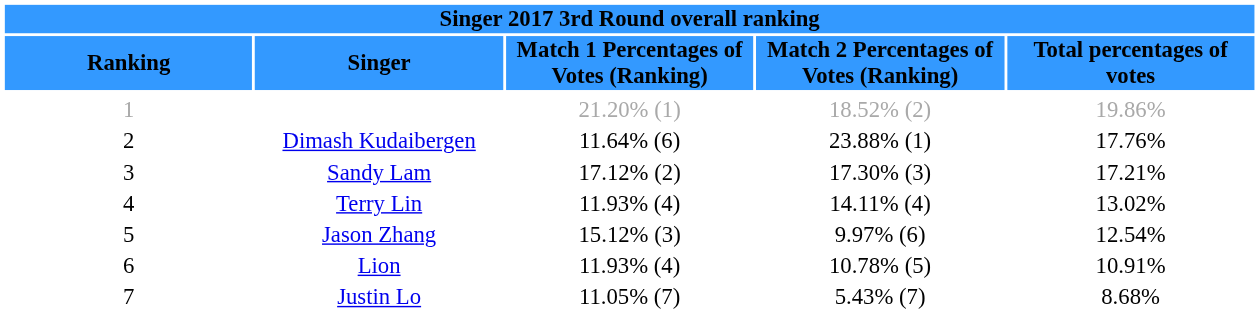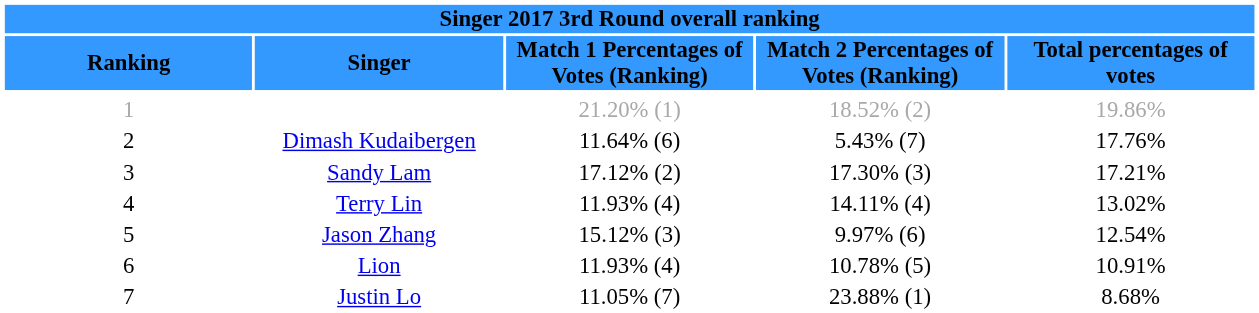(880, 140) 23.88% (1) -> (880, 140) 5.43% (7)
(880, 297) 5.43% (7) -> (880, 297) 23.88% (1)
